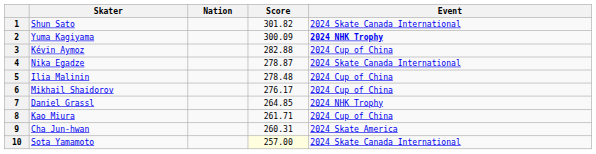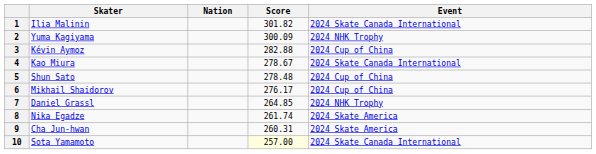(53, 24) Shun Sato -> (60, 24) Ilia Malinin
(347, 37) bold -> (347, 37) normal
(58, 63) Nika Egadze -> (53, 63) Kao Miura
(278, 63) 278.87 -> (278, 63) 278.67
(60, 77) Ilia Malinin -> (53, 77) Shun Sato
(53, 116) Kao Miura -> (58, 116) Nika Egadze
(278, 116) 261.71 -> (278, 116) 261.74
(352, 116) 2024 Cup of China -> (354, 116) 2024 Skate America
